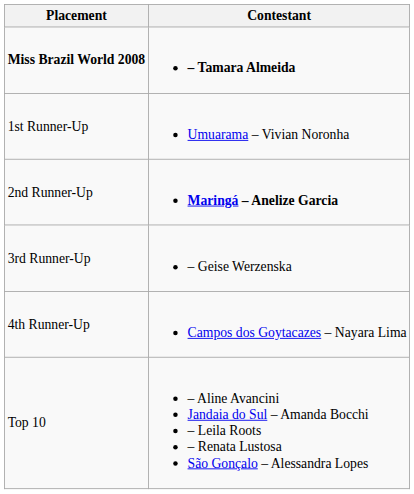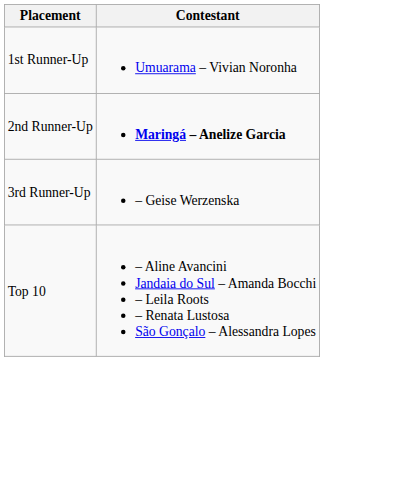- row: (76, 60)
- row: (49, 324)
